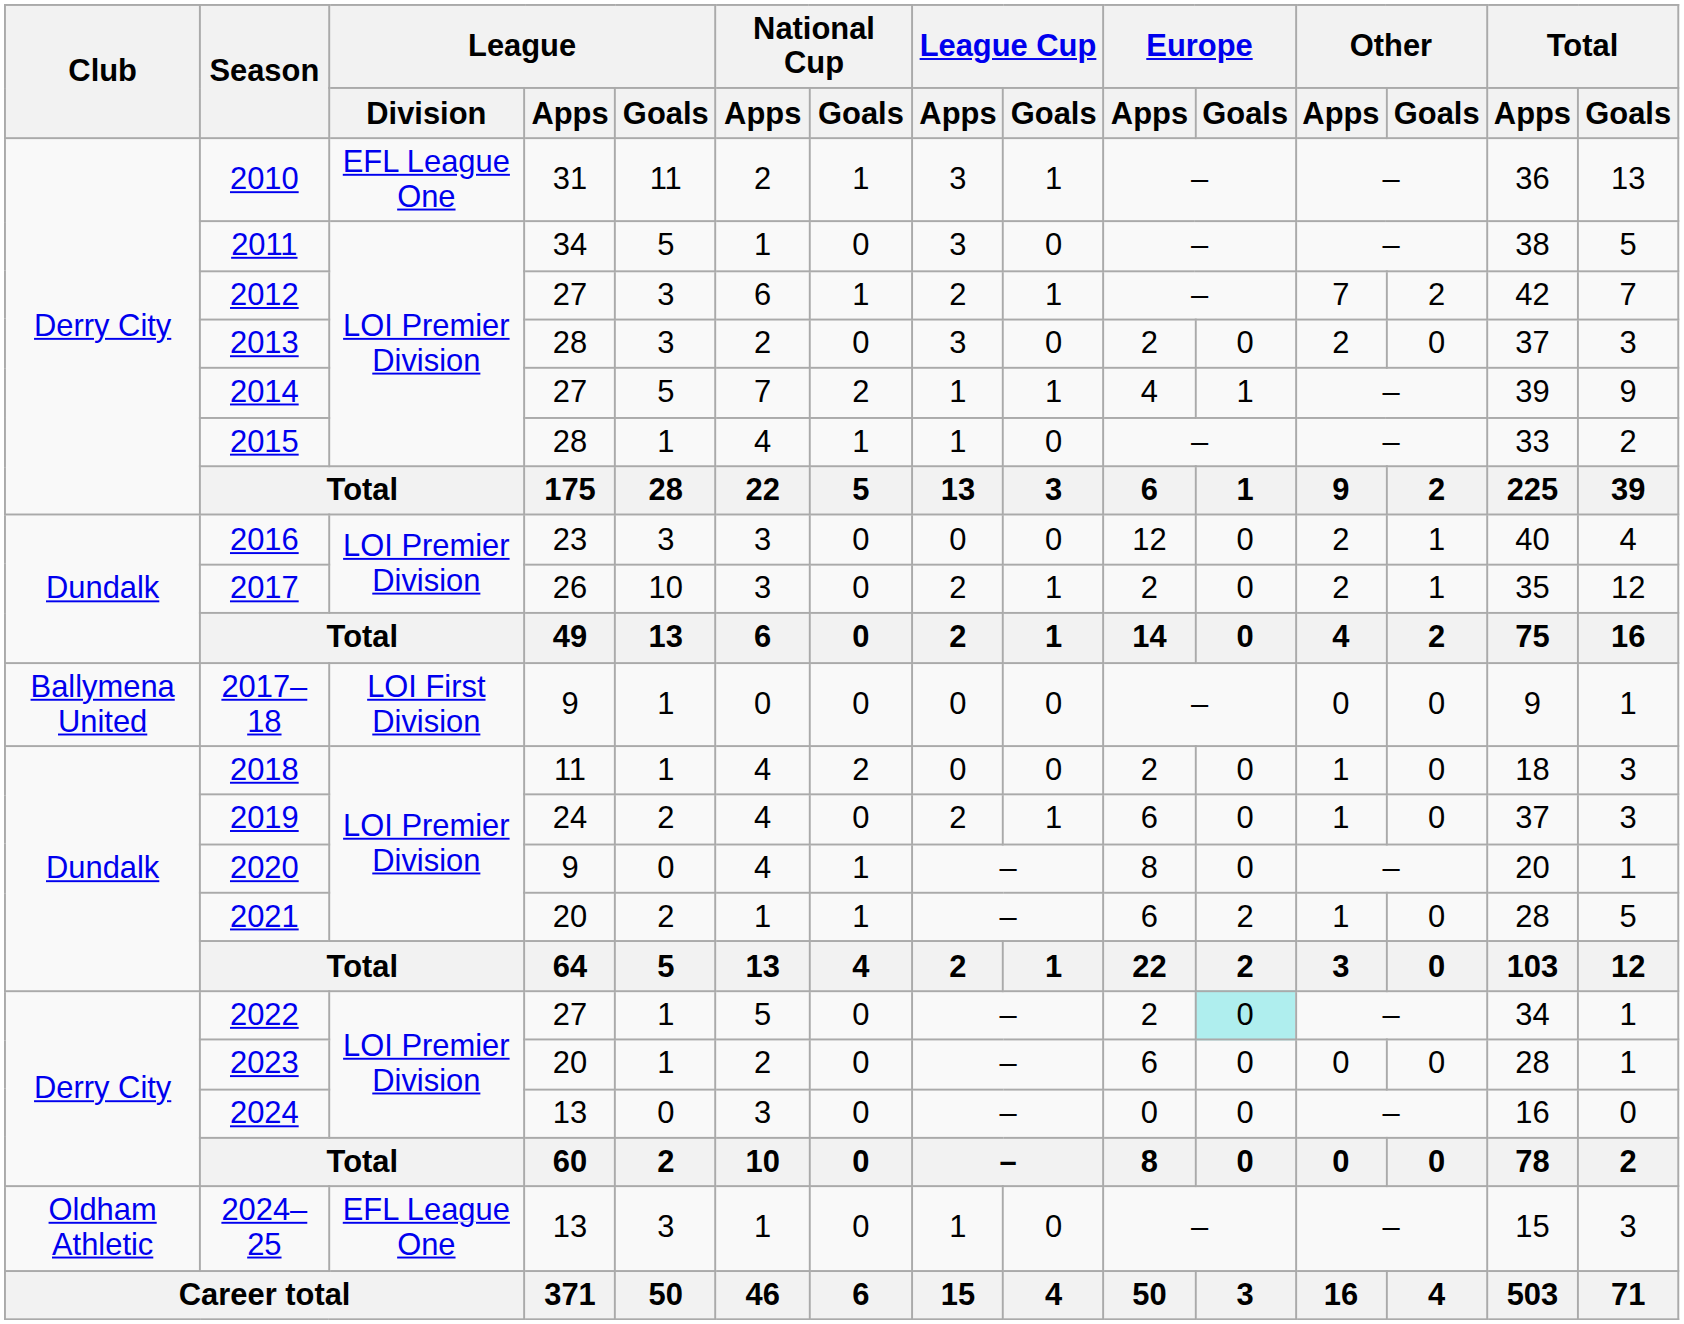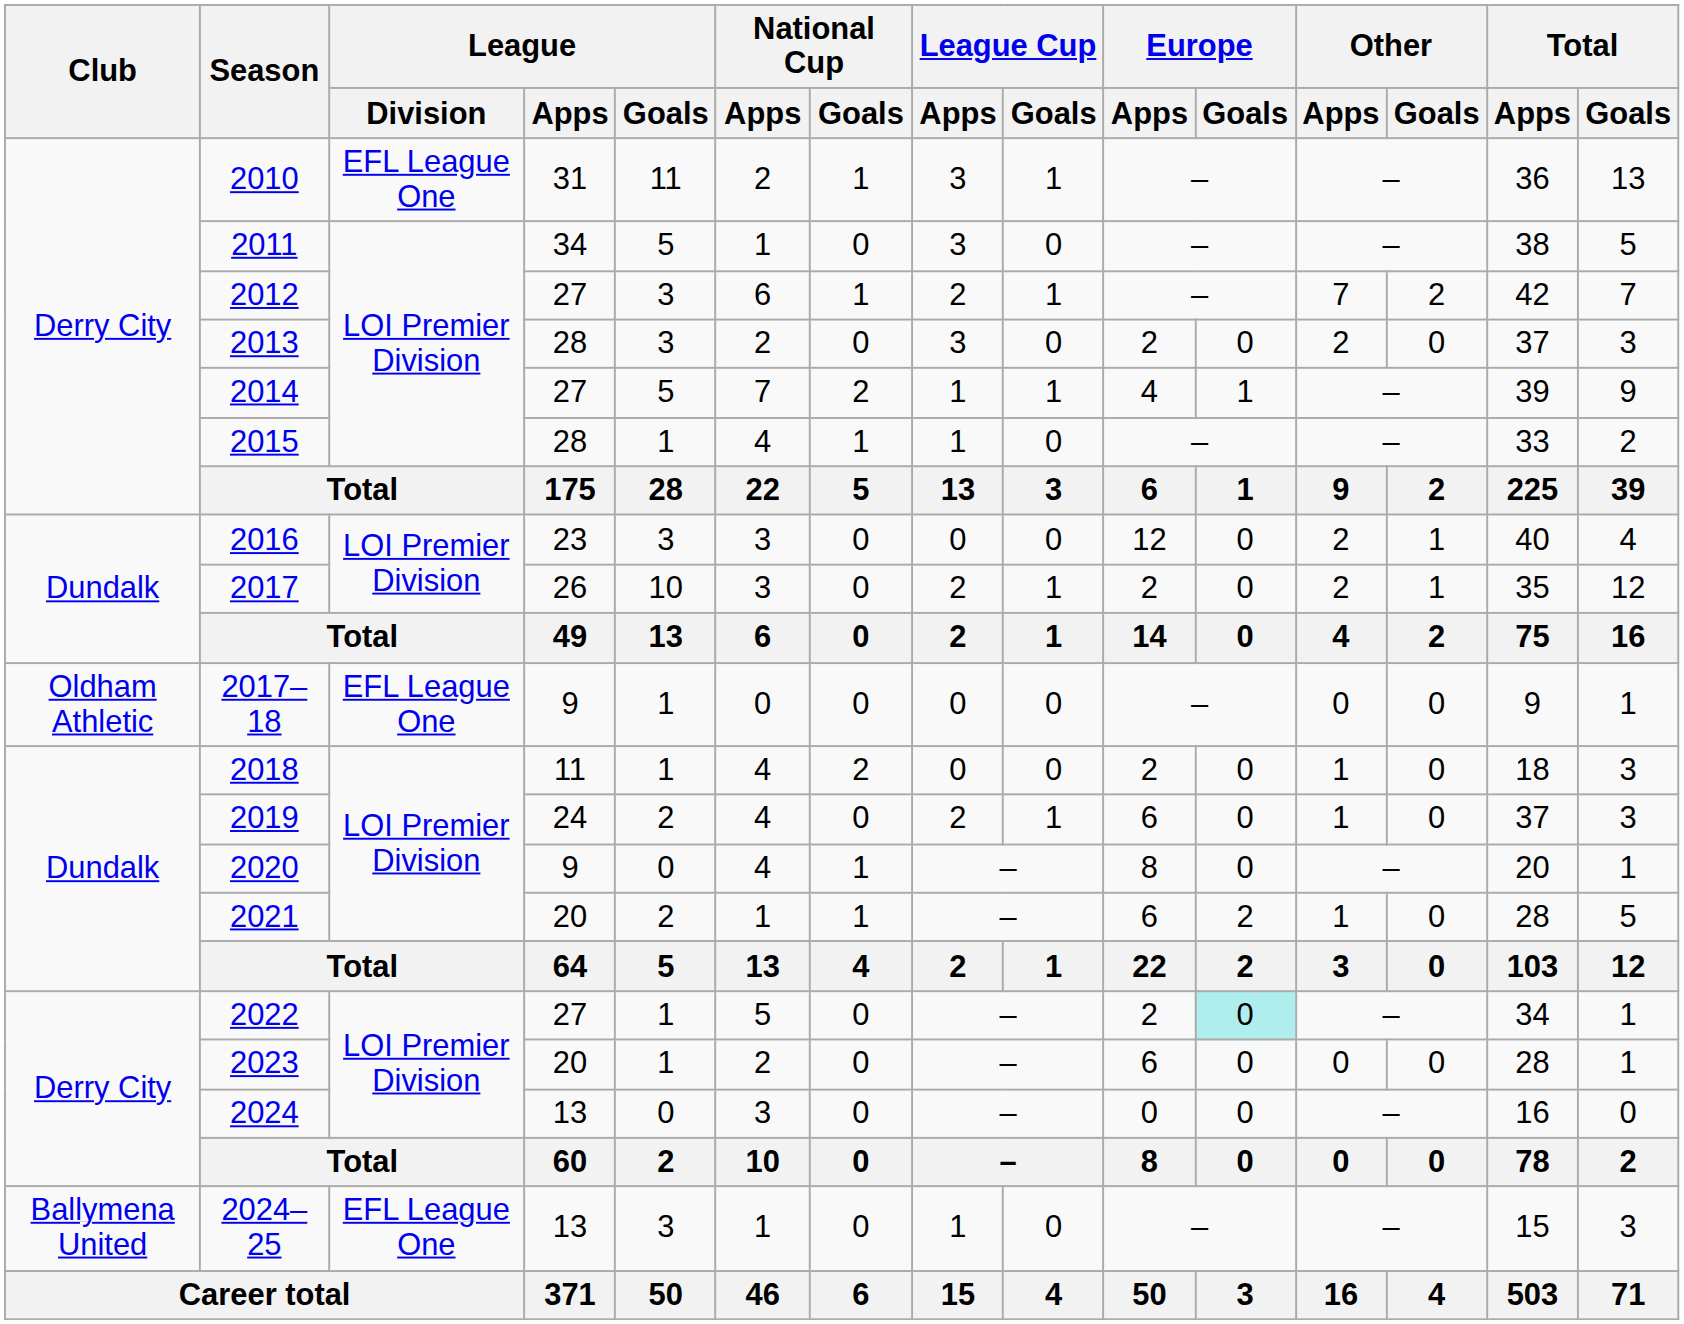(103, 703) Ballymena United -> (103, 703) Oldham Athletic
(426, 703) LOI First Division -> (426, 703) EFL League One
(103, 1227) Oldham Athletic -> (103, 1227) Ballymena United
